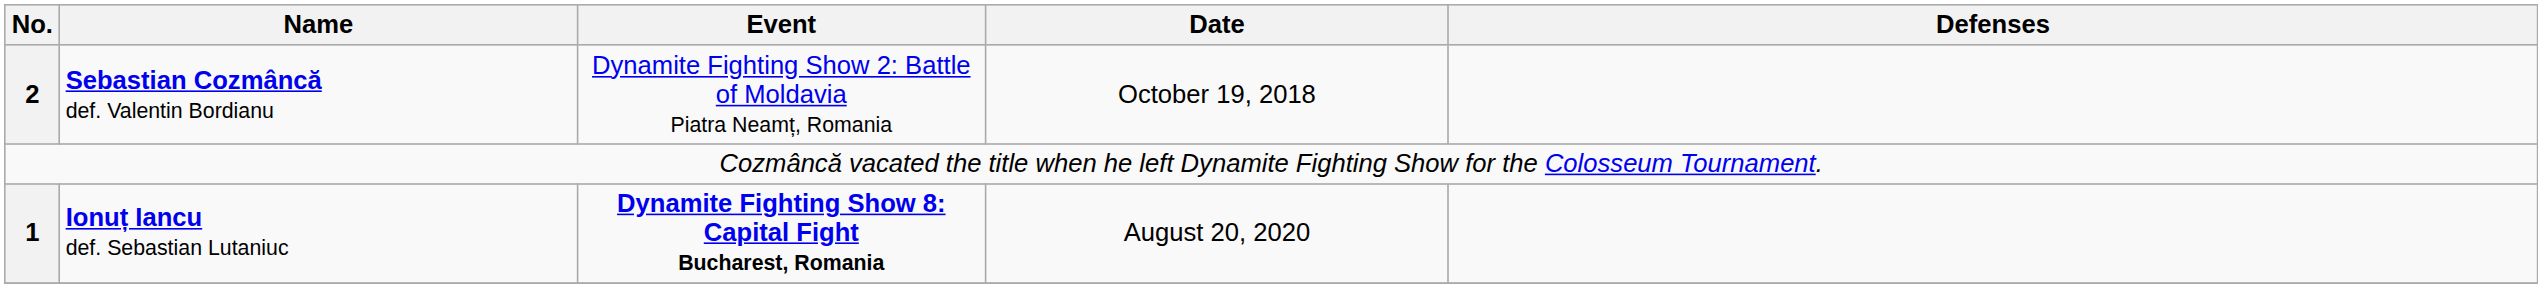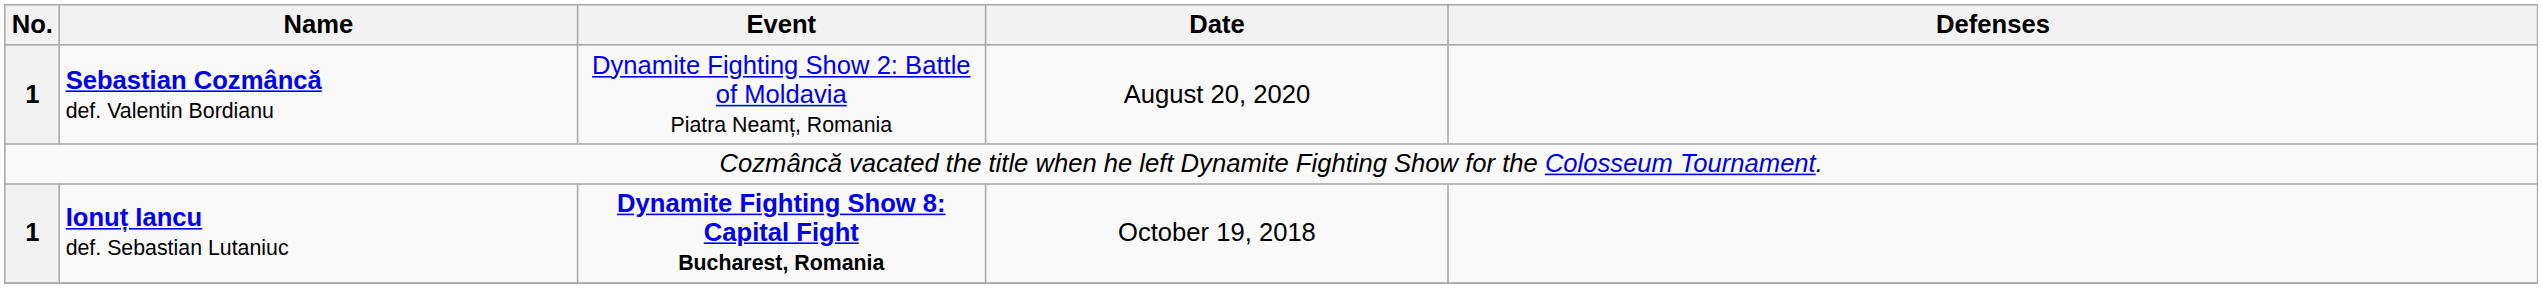(32, 94) 2 -> (32, 94) 1
(1217, 94) October 19, 2018 -> (1217, 94) August 20, 2020
(1217, 233) August 20, 2020 -> (1217, 233) October 19, 2018
